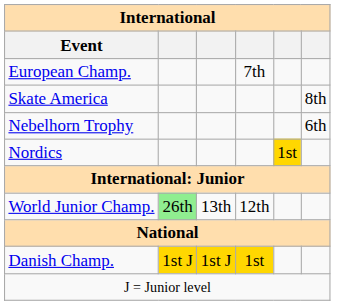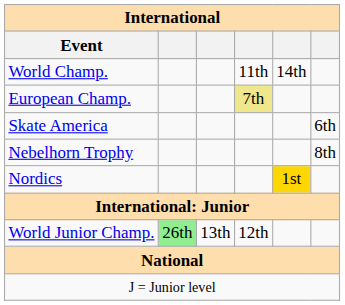+ row: (58, 71)
(254, 71) no background -> (253, 98) khaki background
(316, 98) 8th -> (325, 125) 6th
(316, 125) 6th -> (325, 152) 8th
- row: (61, 260)
